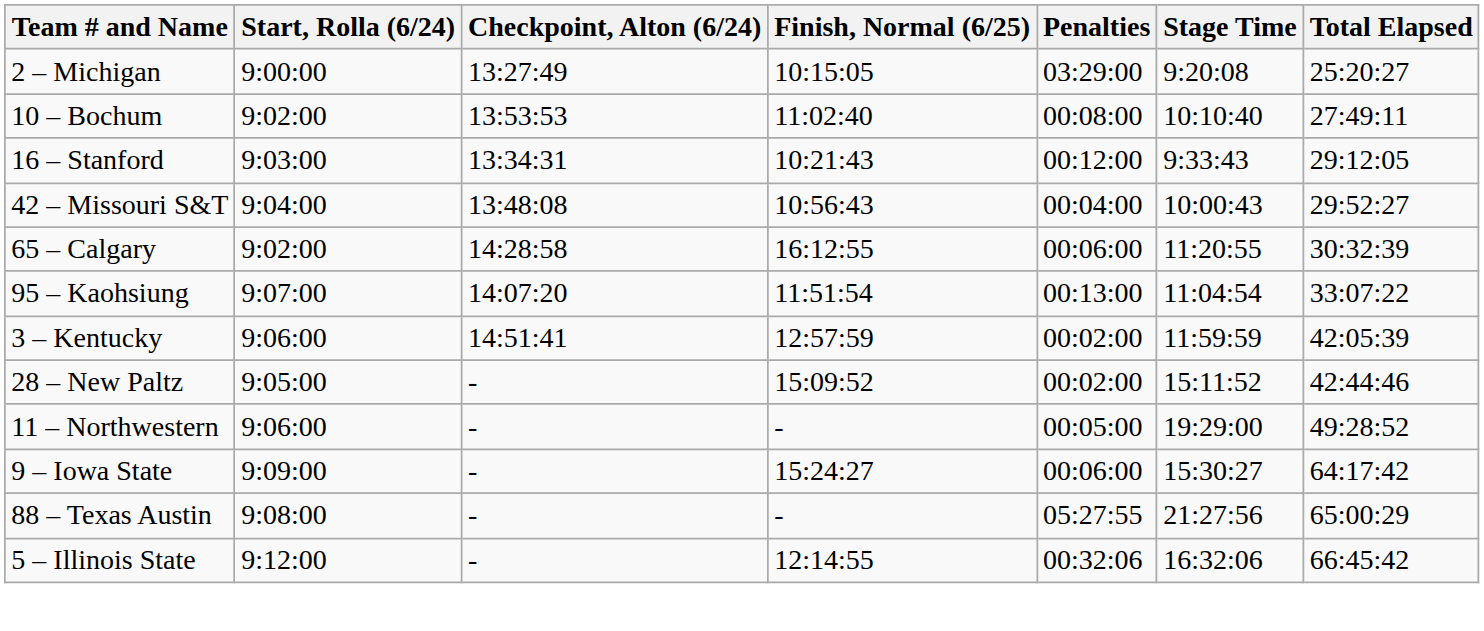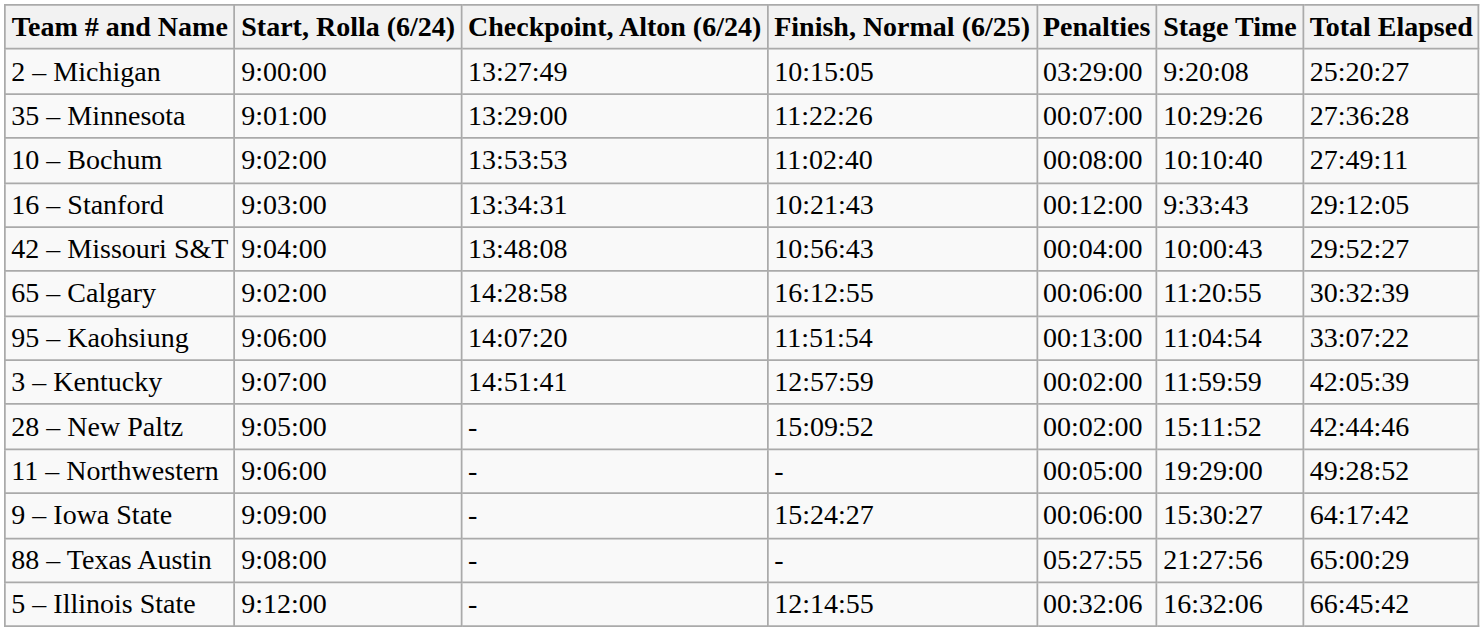+ row: (98, 115)
(284, 293) 9:07:00 -> (284, 337) 9:06:00
(284, 337) 9:06:00 -> (284, 381) 9:07:00
